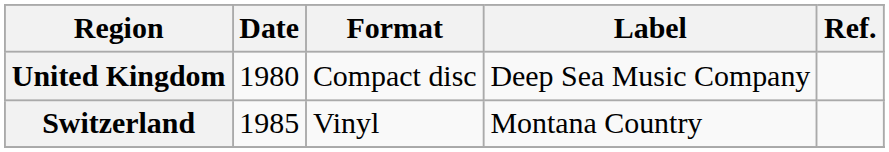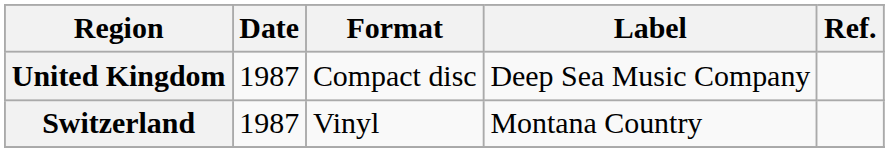(269, 75) 1980 -> (269, 75) 1987
(269, 123) 1985 -> (269, 123) 1987
